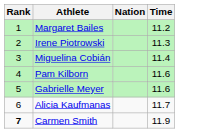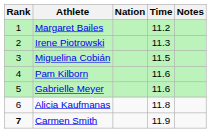+ column: (190, 12)
(161, 58) 11.4 -> (161, 58) 11.5
(161, 105) 11.7 -> (161, 105) 11.8
